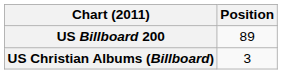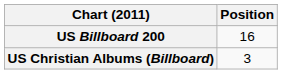(247, 36) 89 -> (247, 36) 16
